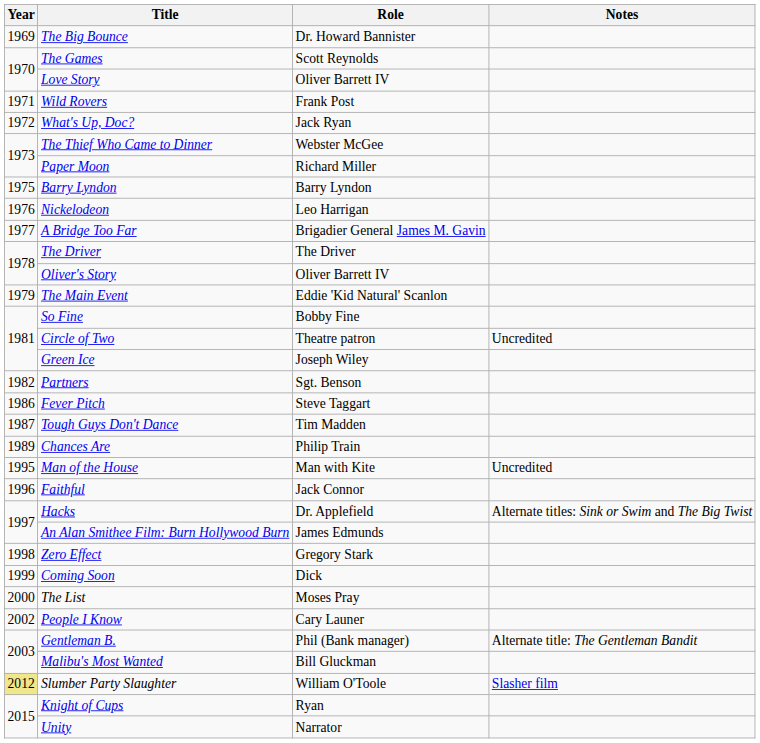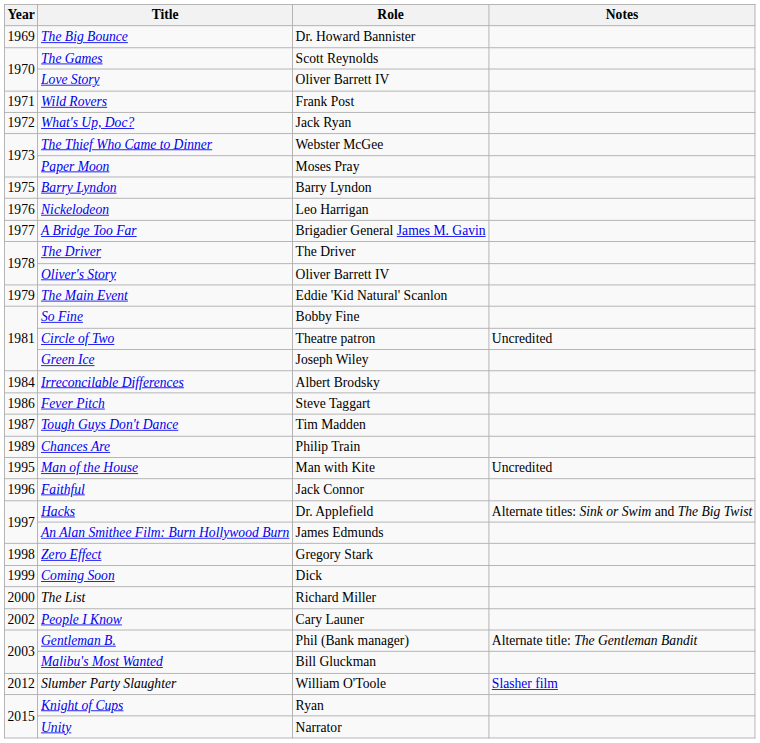(336, 166) Richard Miller -> (328, 166) Moses Pray
- row: (65, 381)
+ row: (112, 381)
(328, 597) Moses Pray -> (336, 597) Richard Miller
(21, 683) khaki background -> (21, 683) no background
